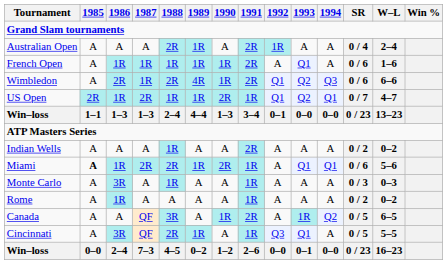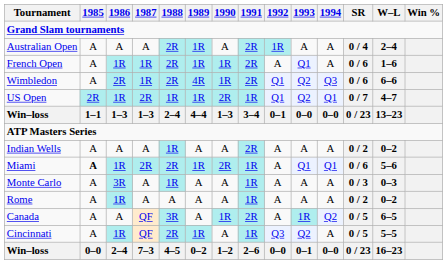(172, 64) 1R -> (172, 64) 2R
(119, 234) 3R -> (119, 234) 1R
(304, 234) Q1 -> (304, 234) Q2
